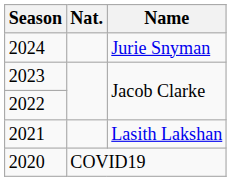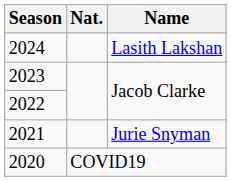(161, 47) Jurie Snyman -> (167, 47) Lasith Lakshan
(167, 133) Lasith Lakshan -> (161, 133) Jurie Snyman
